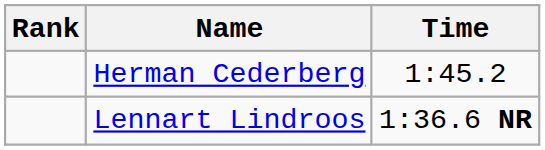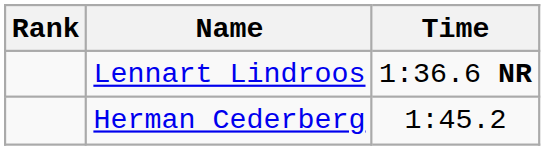rows swapped: (229, 121) <-> (229, 74)
